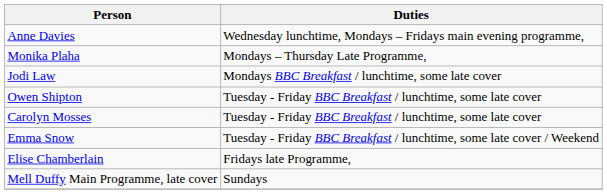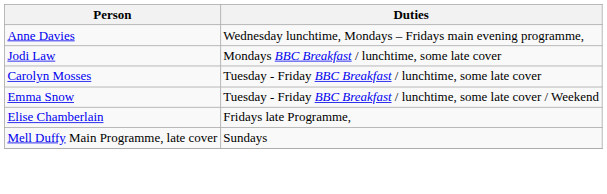- row: (44, 55)
- row: (45, 96)
